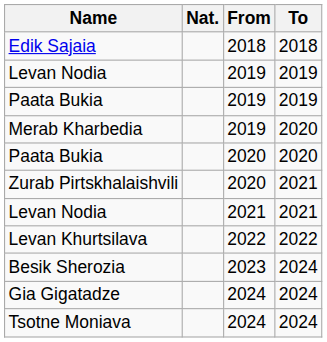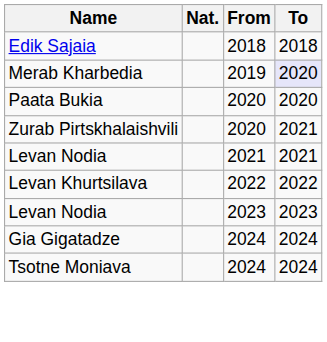- row: (58, 73)
- row: (56, 101)
(298, 128) no background -> (298, 73) lavender background
+ row: (58, 211)
- row: (67, 267)
